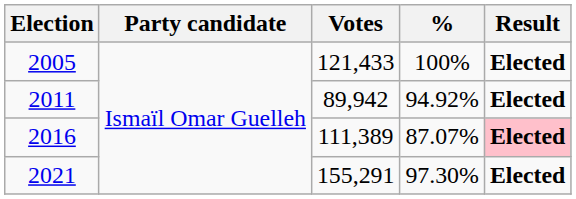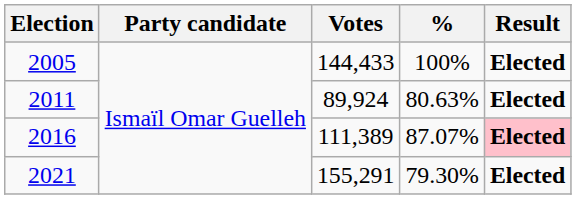(356, 61) 121,433 -> (356, 61) 144,433
(356, 99) 89,942 -> (356, 99) 89,924
(442, 99) 94.92% -> (442, 99) 80.63%
(442, 174) 97.30% -> (442, 174) 79.30%
